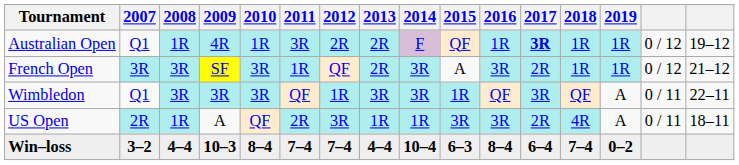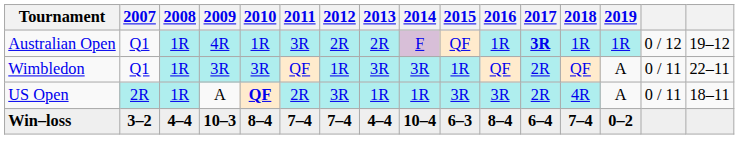- row: (51, 69)
(180, 95) 3R -> (180, 69) 1R
(540, 95) 3R -> (540, 69) 2R
(260, 120) normal -> (260, 95) bold
